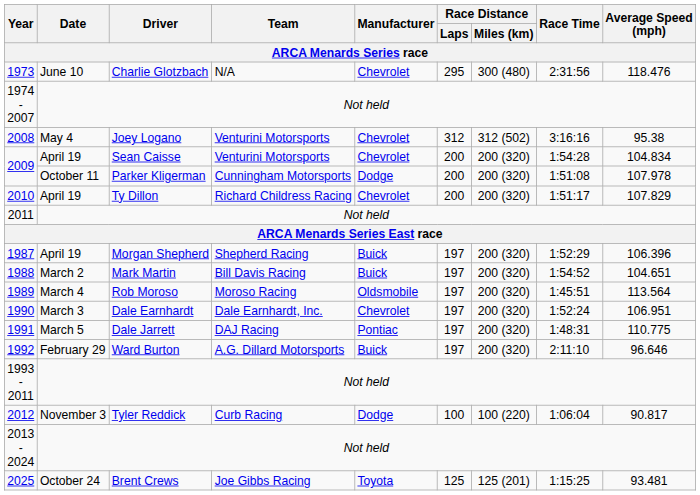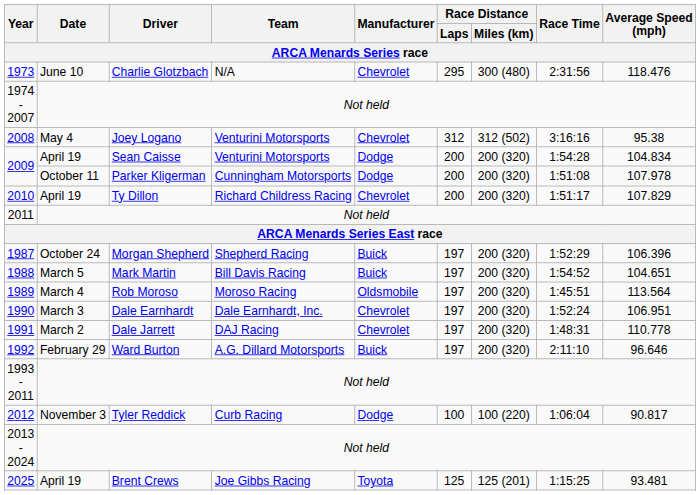(383, 157) Chevrolet -> (375, 157) Dodge
(61, 253) April 19 -> (70, 253) October 24
(62, 272) March 2 -> (62, 272) March 5
(62, 330) March 5 -> (62, 330) March 2
(378, 330) Pontiac -> (383, 330) Chevrolet
(649, 330) 110.775 -> (649, 330) 110.778
(70, 481) October 24 -> (61, 481) April 19
